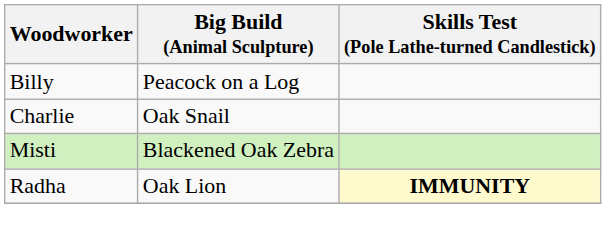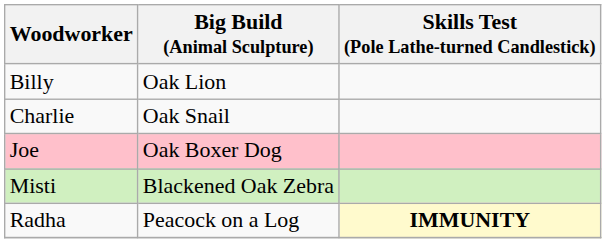(221, 81) Peacock on a Log -> (185, 81) Oak Lion
+ row: (24, 150)
(185, 185) Oak Lion -> (221, 220) Peacock on a Log
